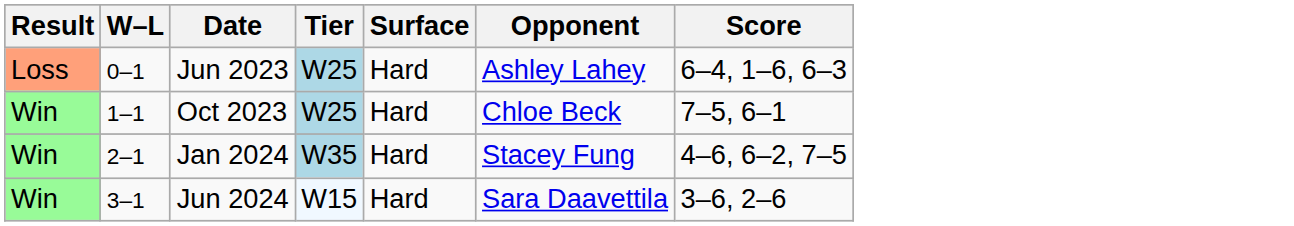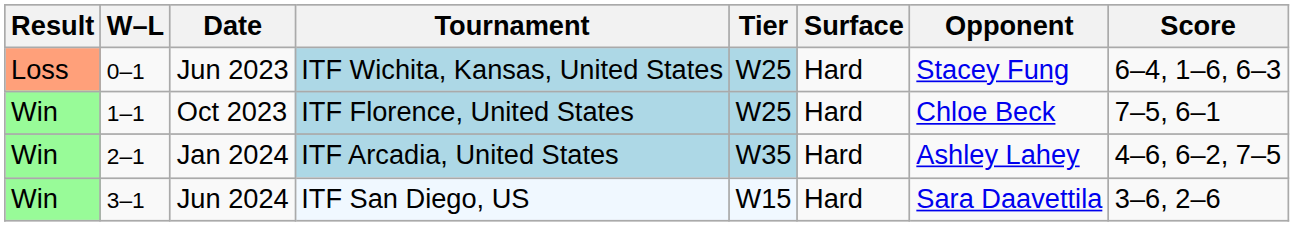+ column: (512, 26)
(564, 69) Ashley Lahey -> (993, 69) Stacey Fung
(558, 155) Stacey Fung -> (998, 155) Ashley Lahey
